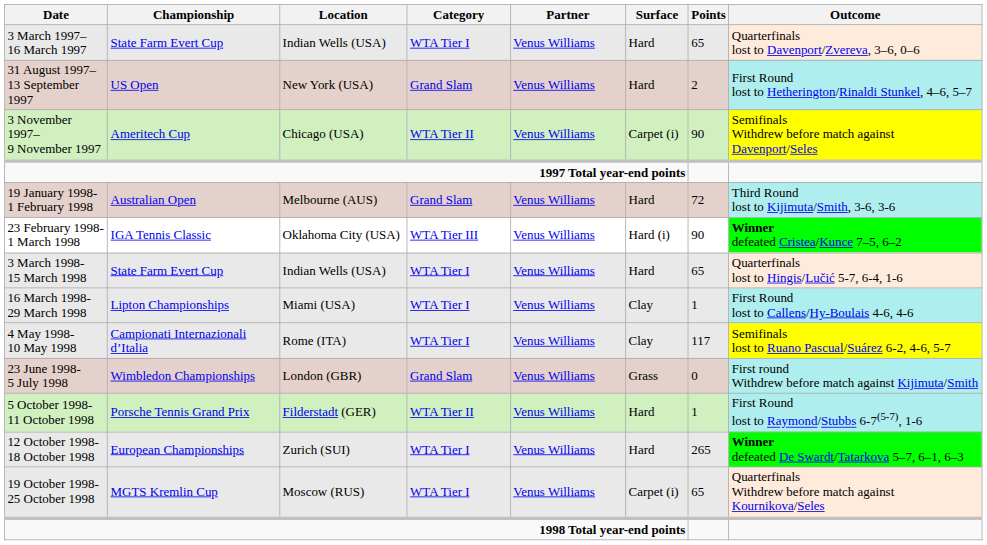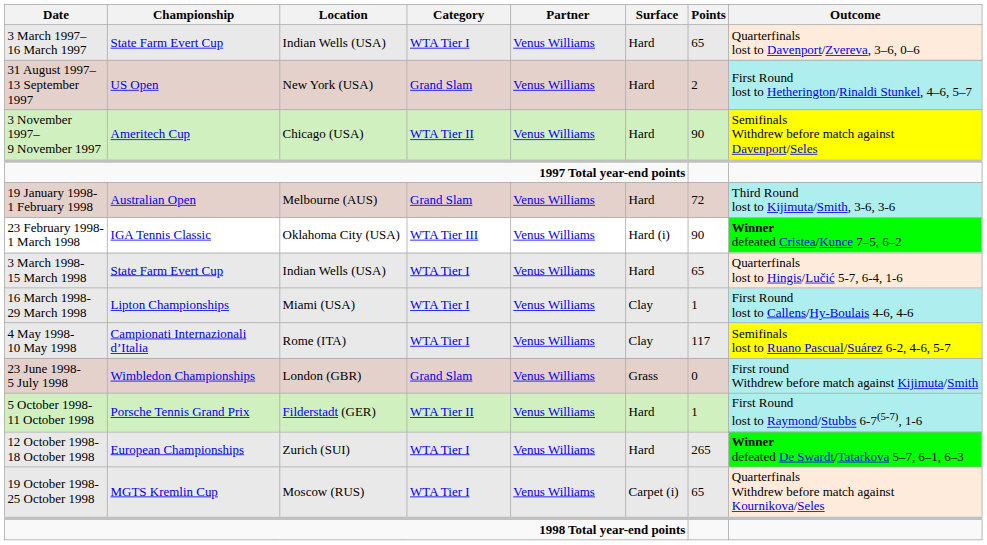(654, 134) Carpet (i) -> (642, 134) Hard
